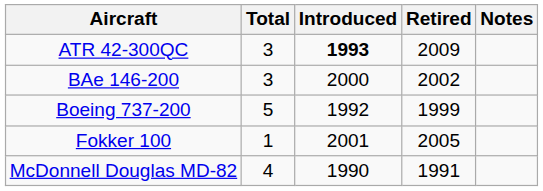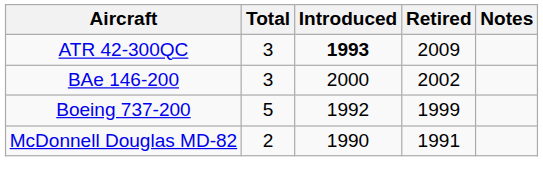- row: (123, 140)
(268, 170) 4 -> (268, 140) 2
